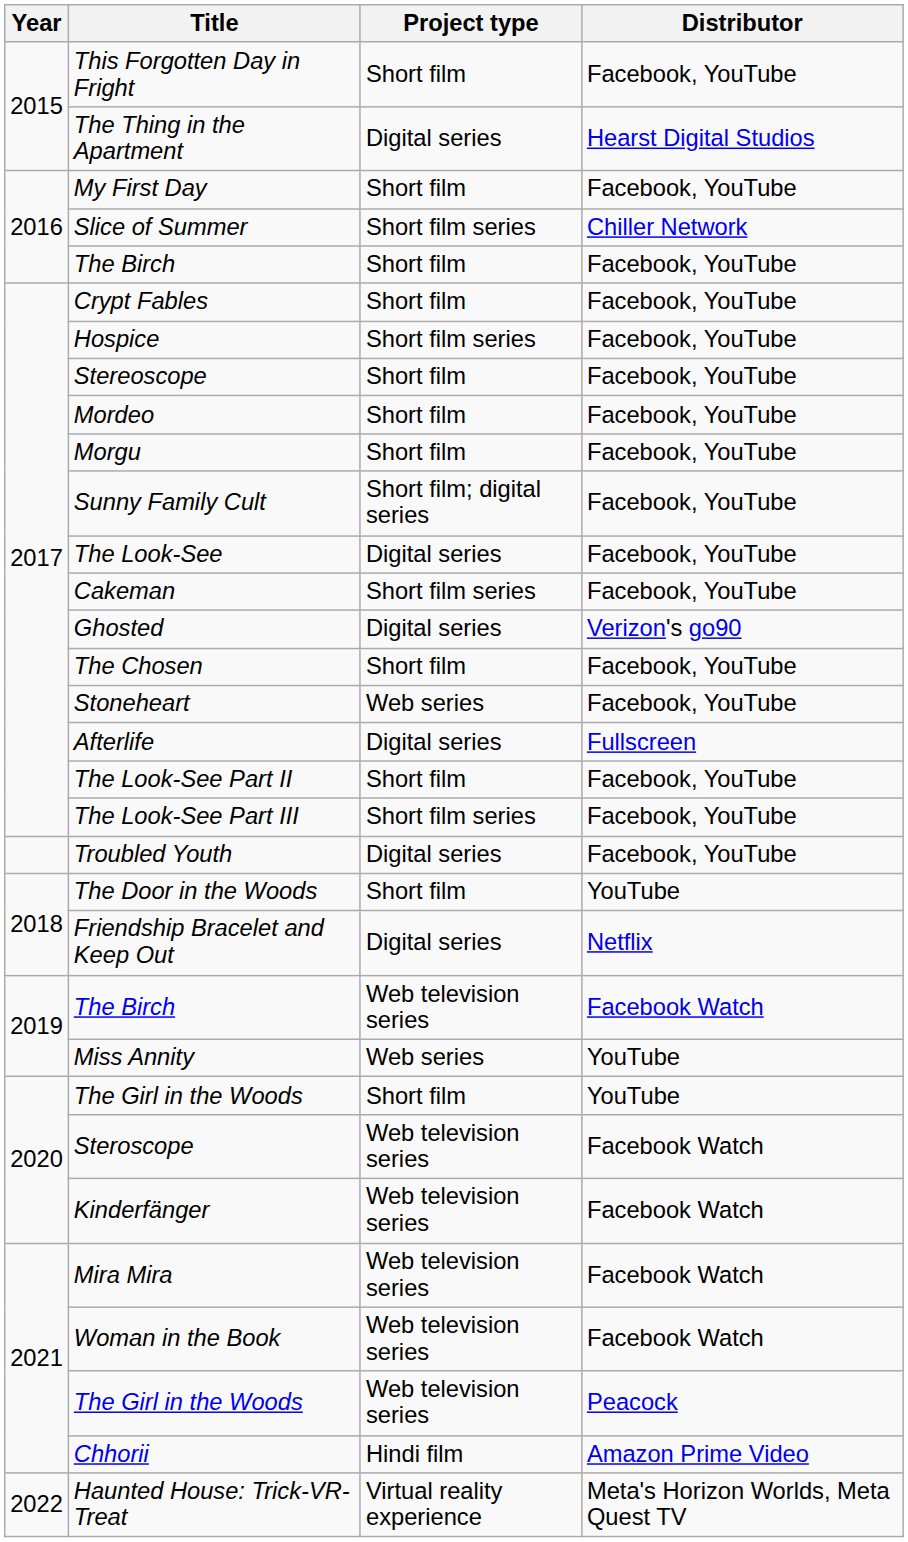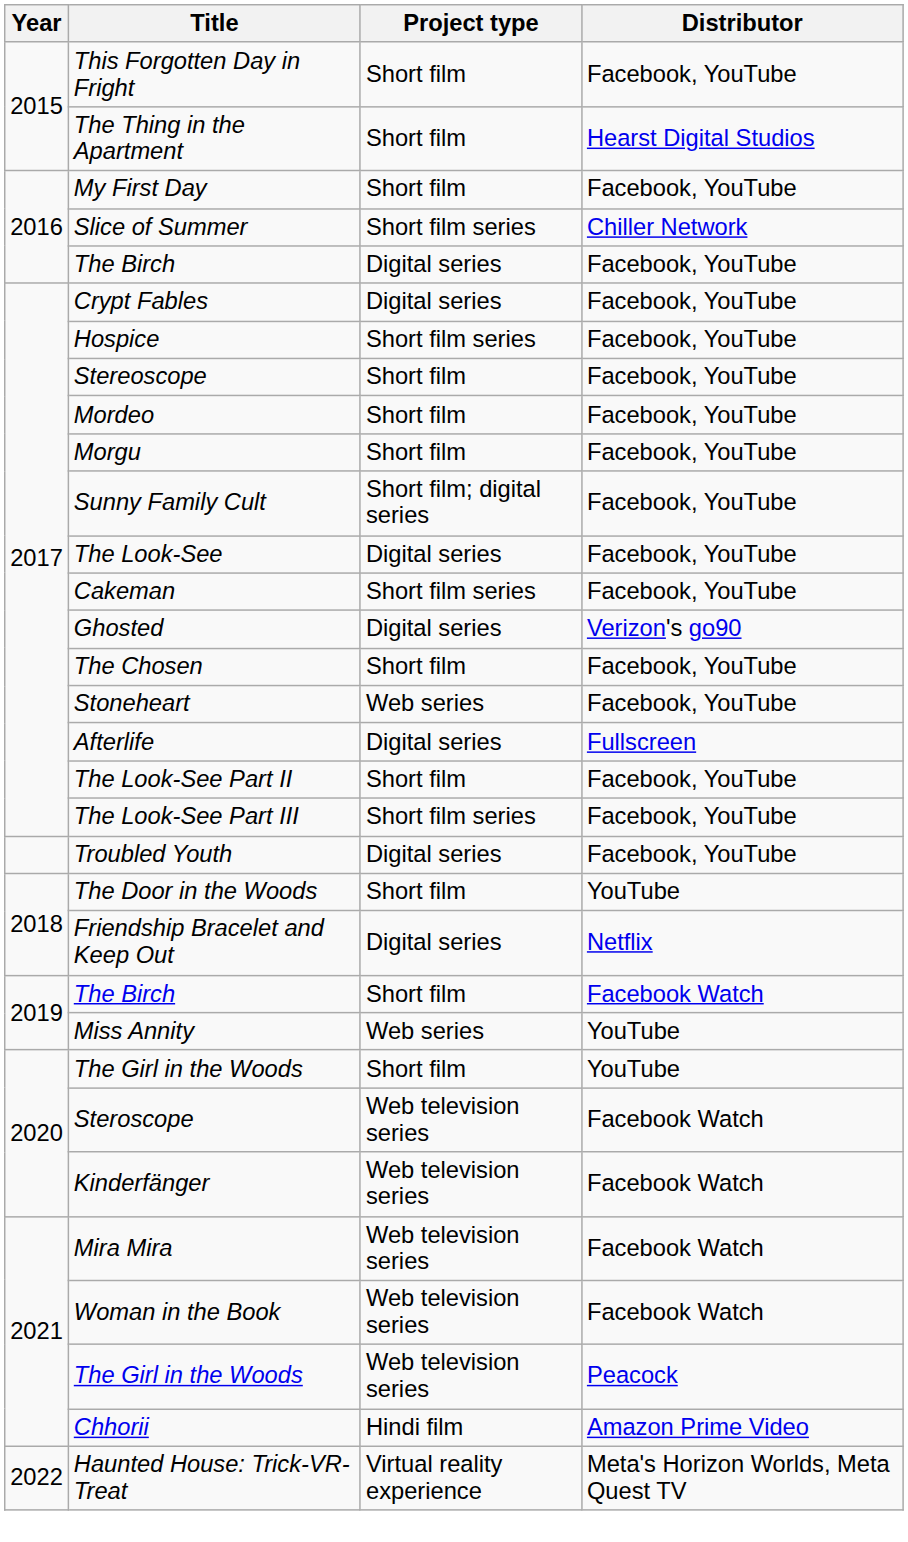(434, 138) Digital series -> (416, 138) Short film
(416, 264) Short film -> (434, 264) Digital series
(416, 301) Short film -> (434, 301) Digital series
(443, 1006) Web television series -> (416, 993) Short film
